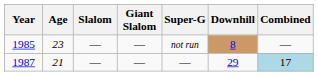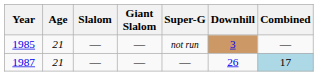(58, 44) 23 -> (58, 44) 21
(233, 44) 8 -> (233, 44) 3
(233, 62) 29 -> (233, 62) 26
